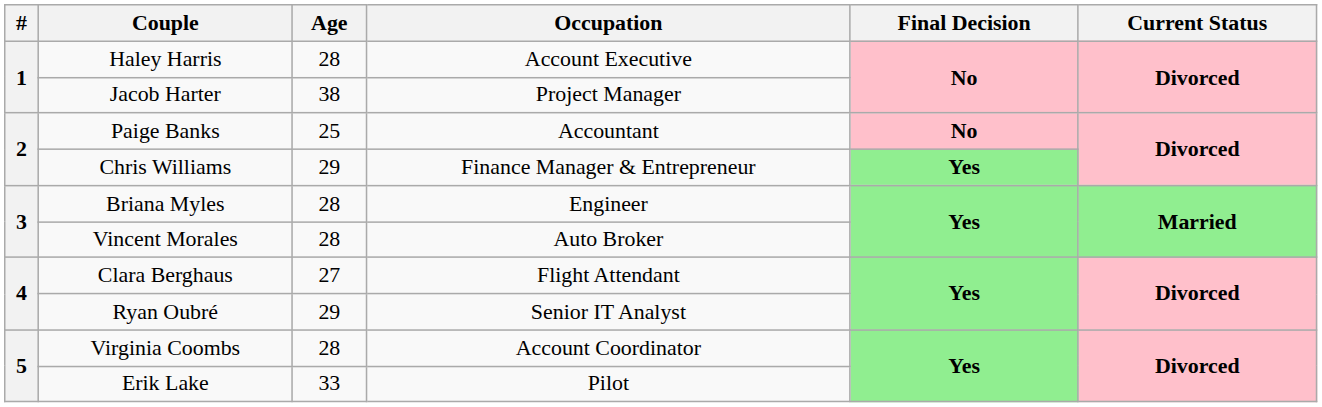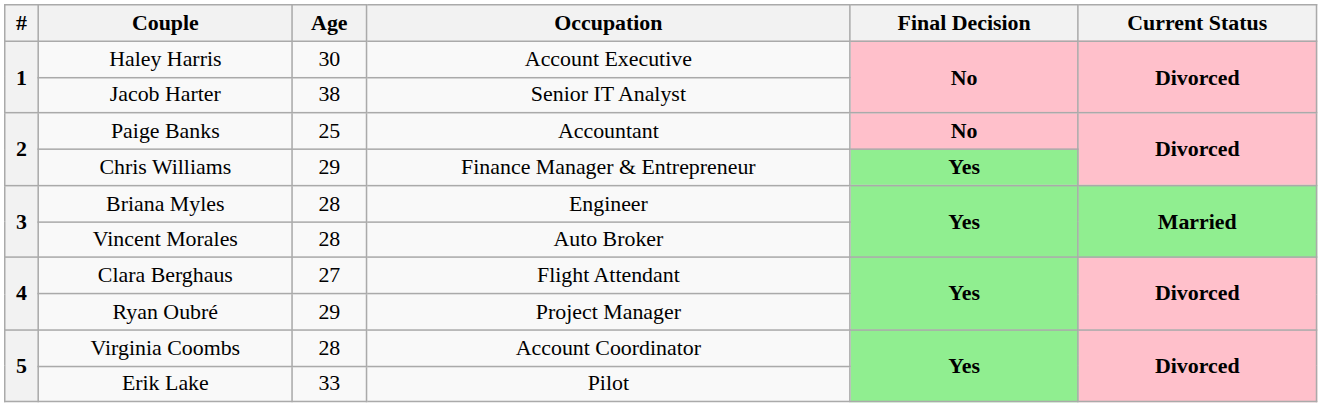(329, 59) 28 -> (329, 59) 30
(608, 95) Project Manager -> (608, 95) Senior IT Analyst
(608, 311) Senior IT Analyst -> (608, 311) Project Manager
